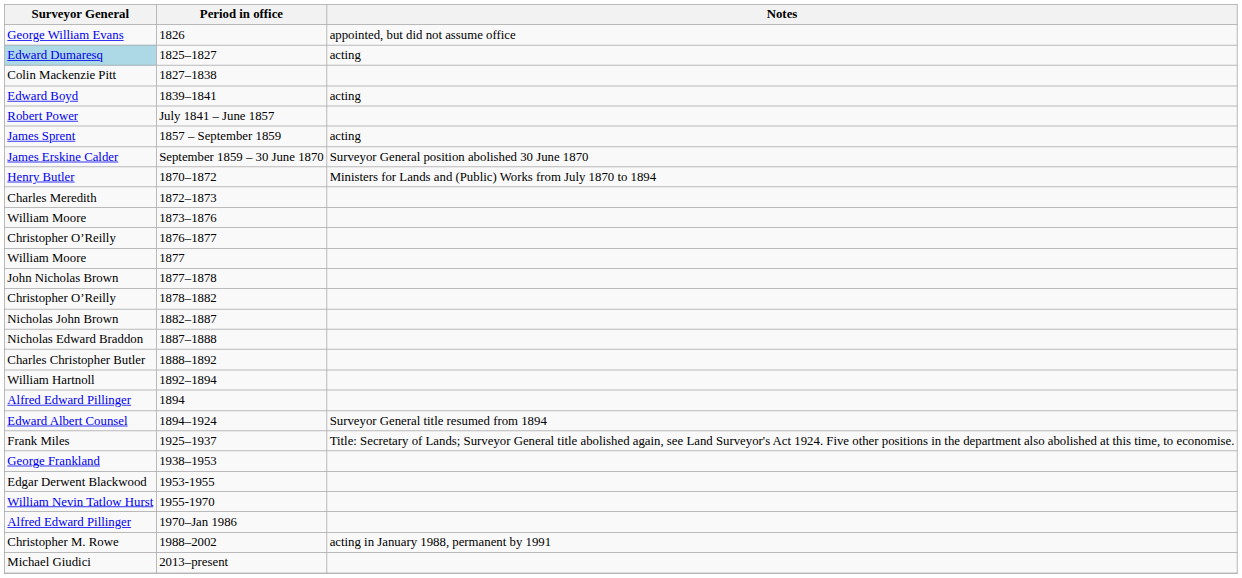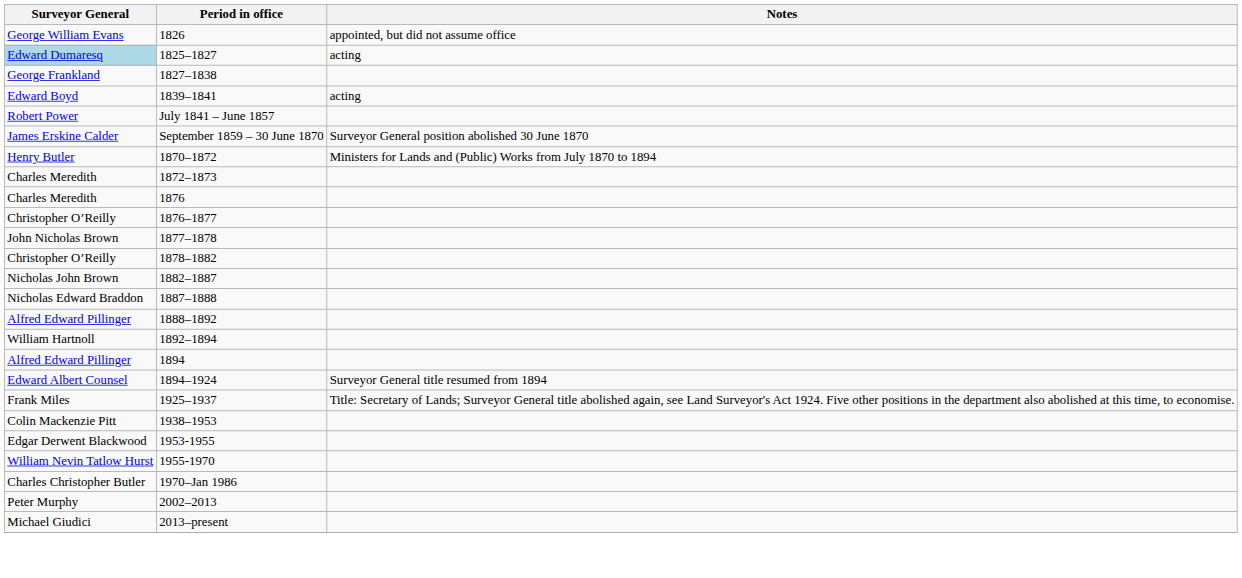(62, 75) Colin Mackenzie Pitt -> (54, 75) George Frankland
- row: (220, 136)
- row: (188, 217)
+ row: (172, 197)
- row: (172, 258)
(76, 359) Charles Christopher Butler -> (69, 319) Alfred Edward Pillinger
(54, 461) George Frankland -> (62, 420) Colin Mackenzie Pitt
(69, 522) Alfred Edward Pillinger -> (76, 481) Charles Christopher Butler
- row: (188, 542)
+ row: (188, 501)
